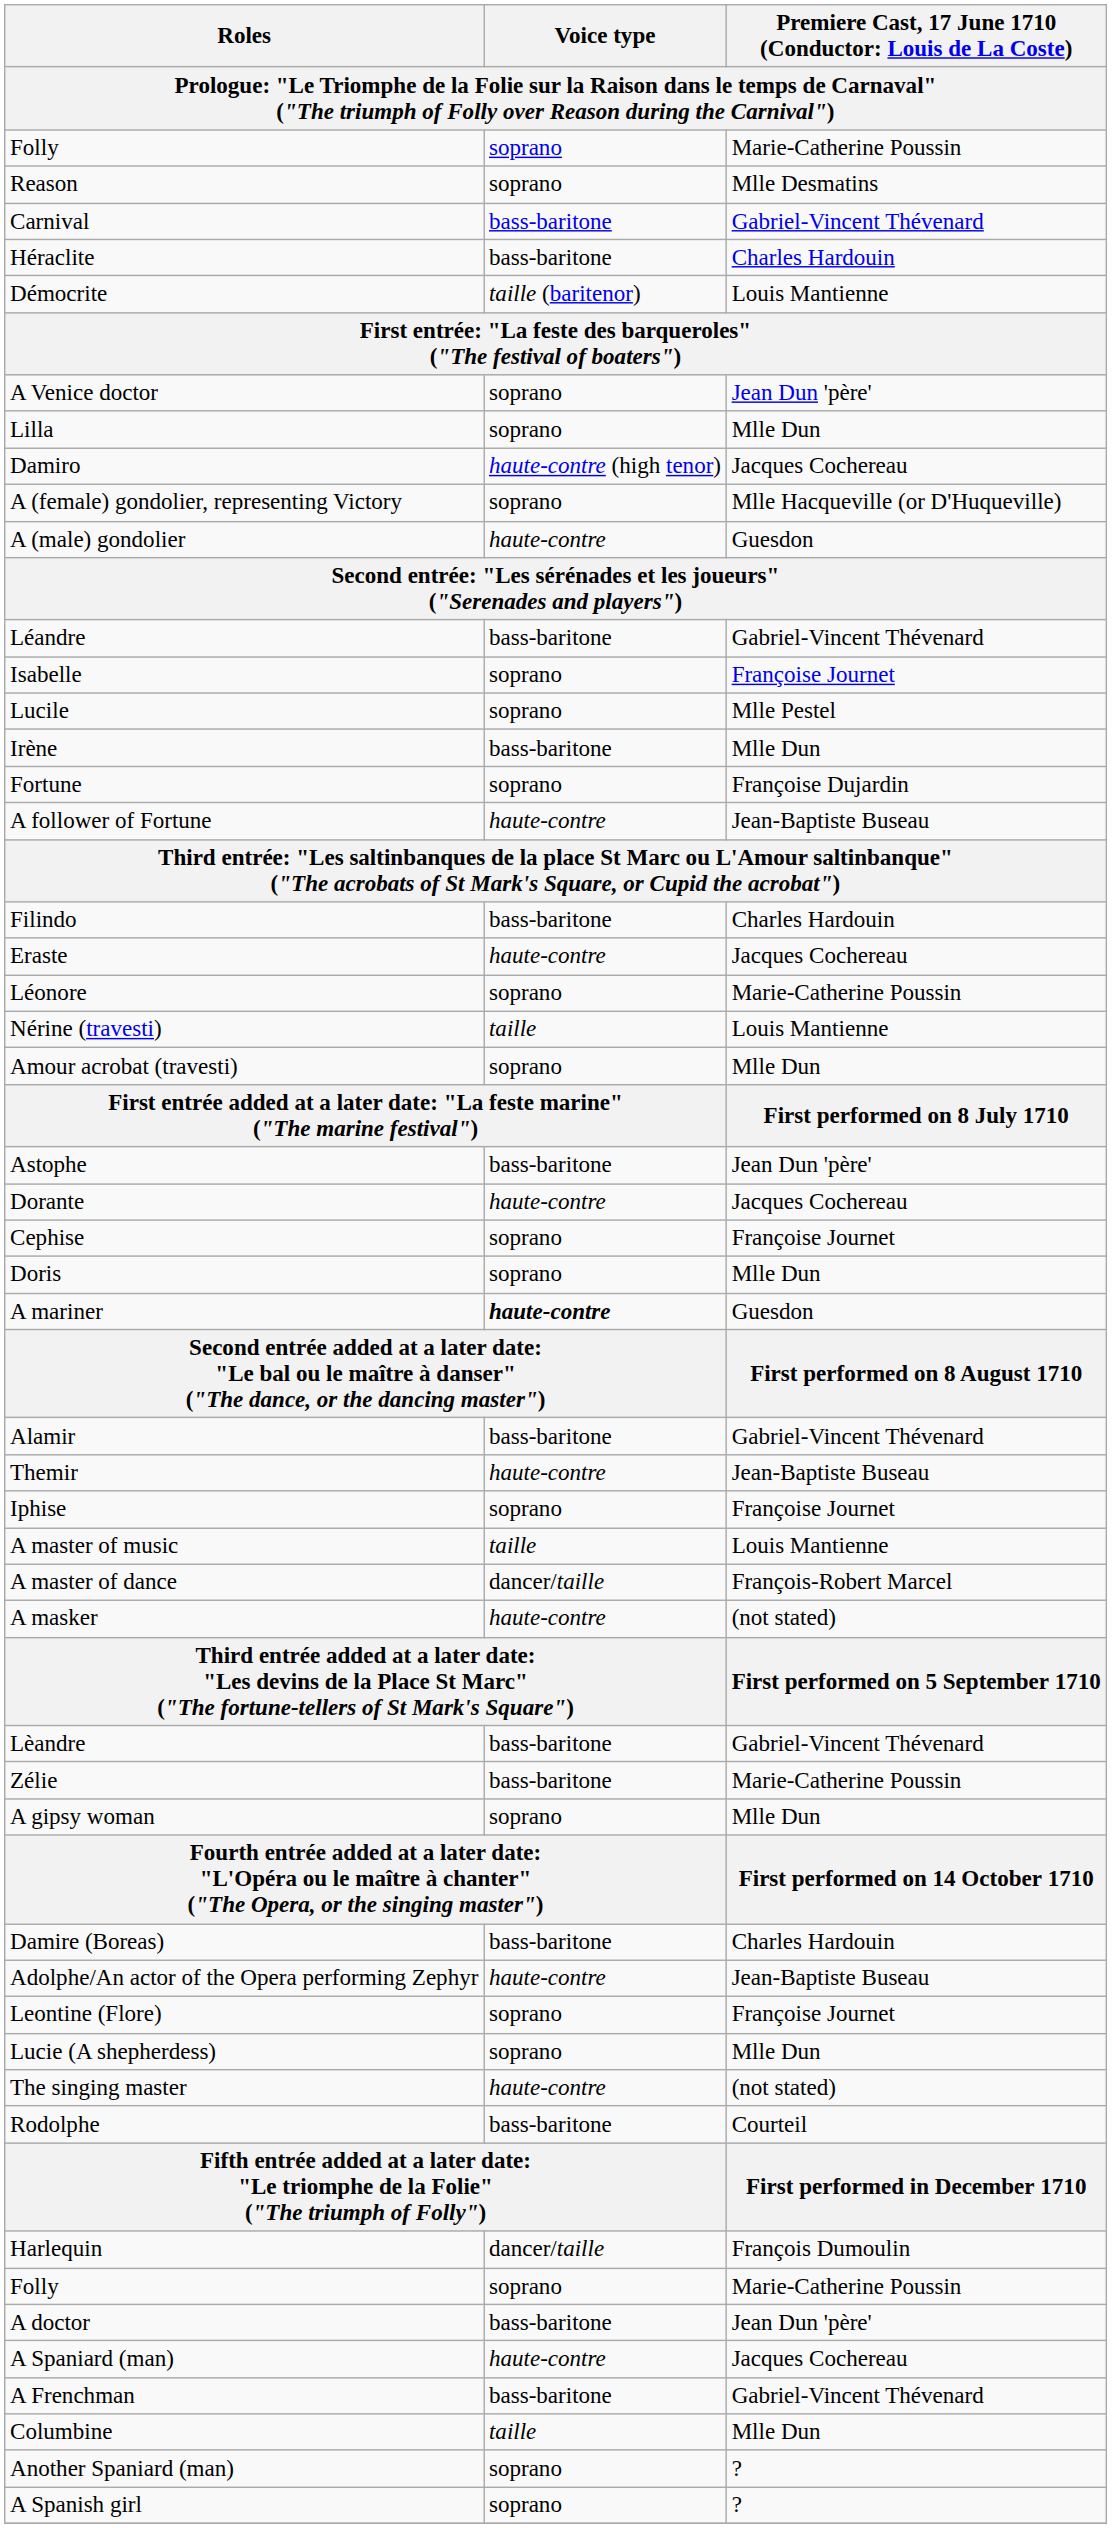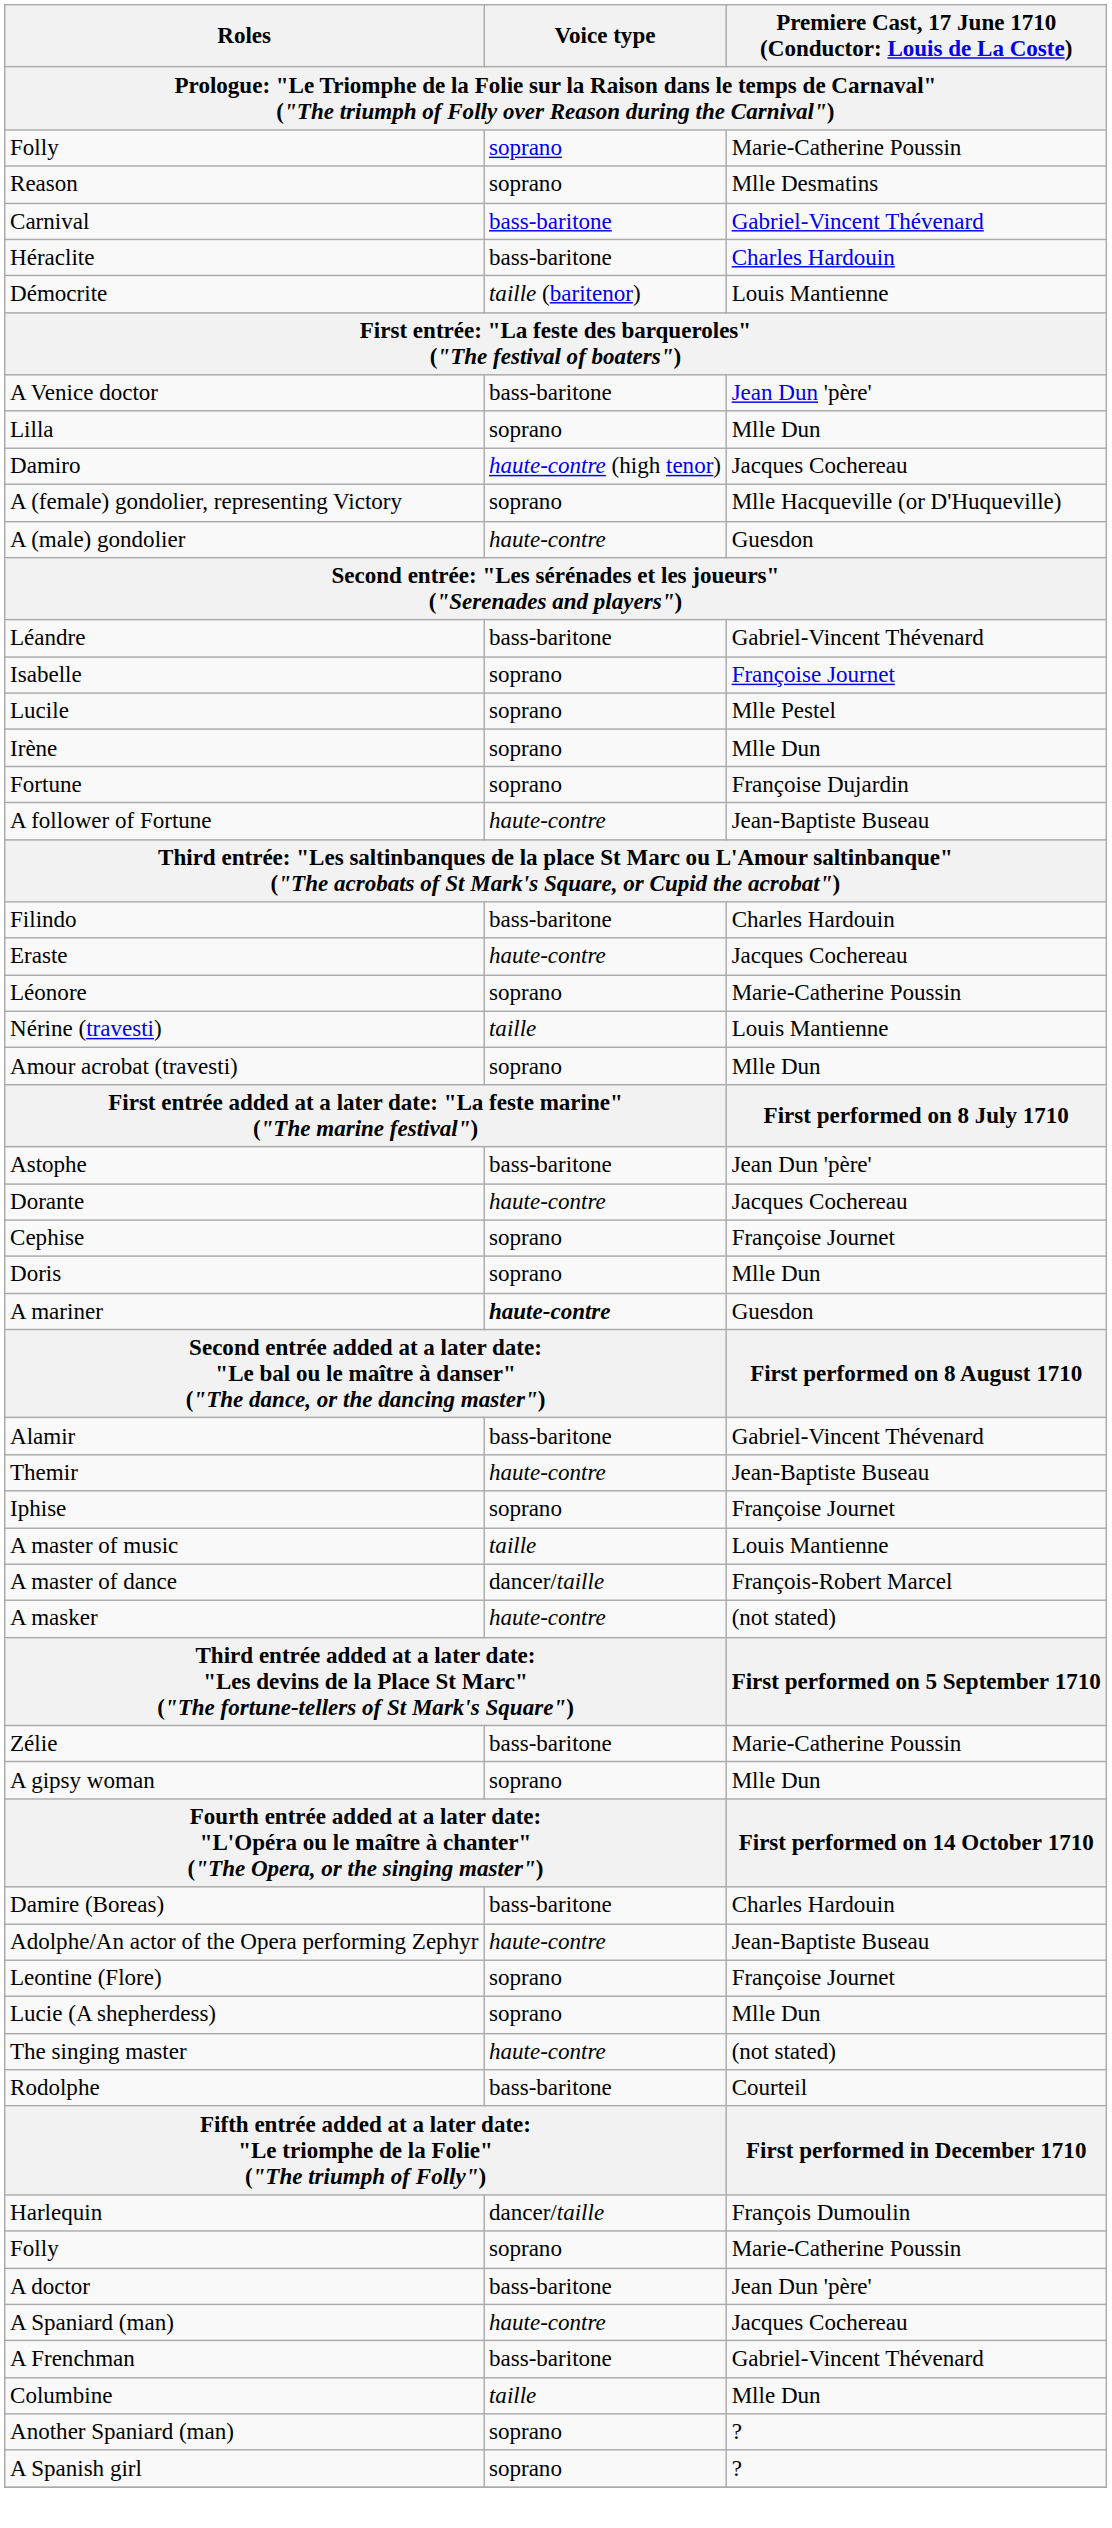(525, 392) soprano -> (550, 392) bass-baritone
(550, 747) bass-baritone -> (525, 747) soprano
- row: (48, 1743)
